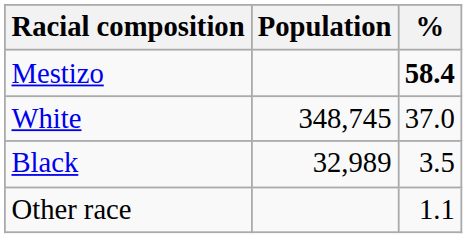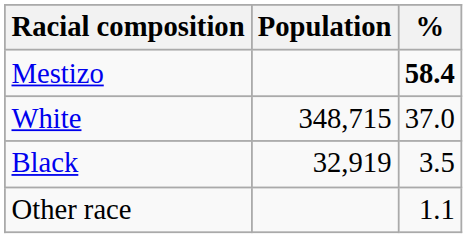(345, 118) 348,745 -> (345, 118) 348,715
(352, 163) 32,989 -> (352, 163) 32,919
